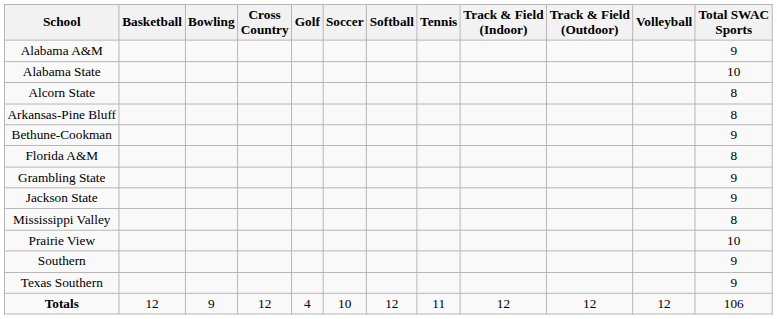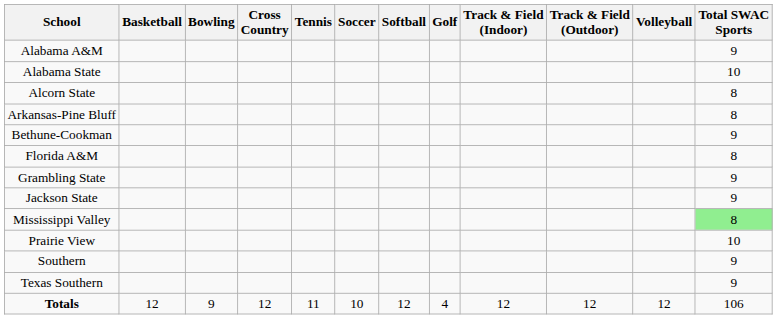columns swapped: (307, 22) <-> (439, 22)
(734, 219) no background -> (734, 219) lightgreen background
